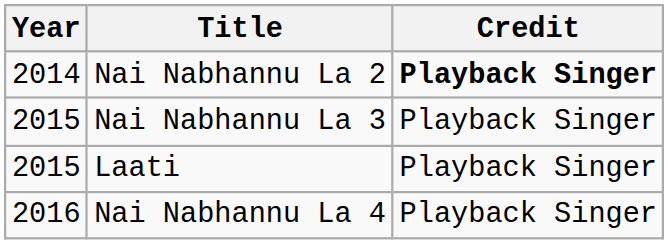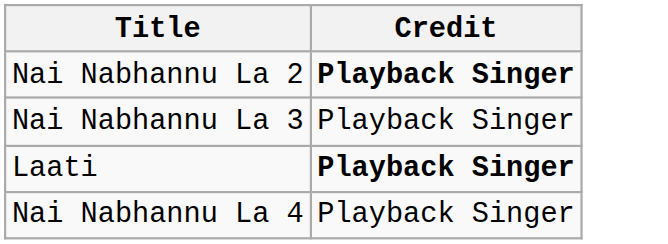- column: (46, 28)
(528, 168) normal -> (446, 168) bold
